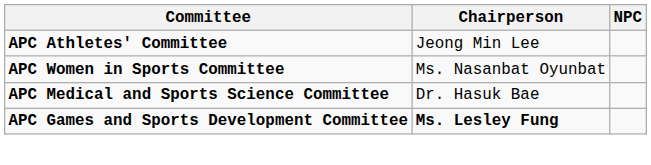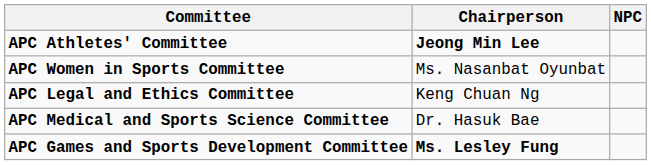(478, 43) normal -> (478, 43) bold
+ row: (151, 95)
